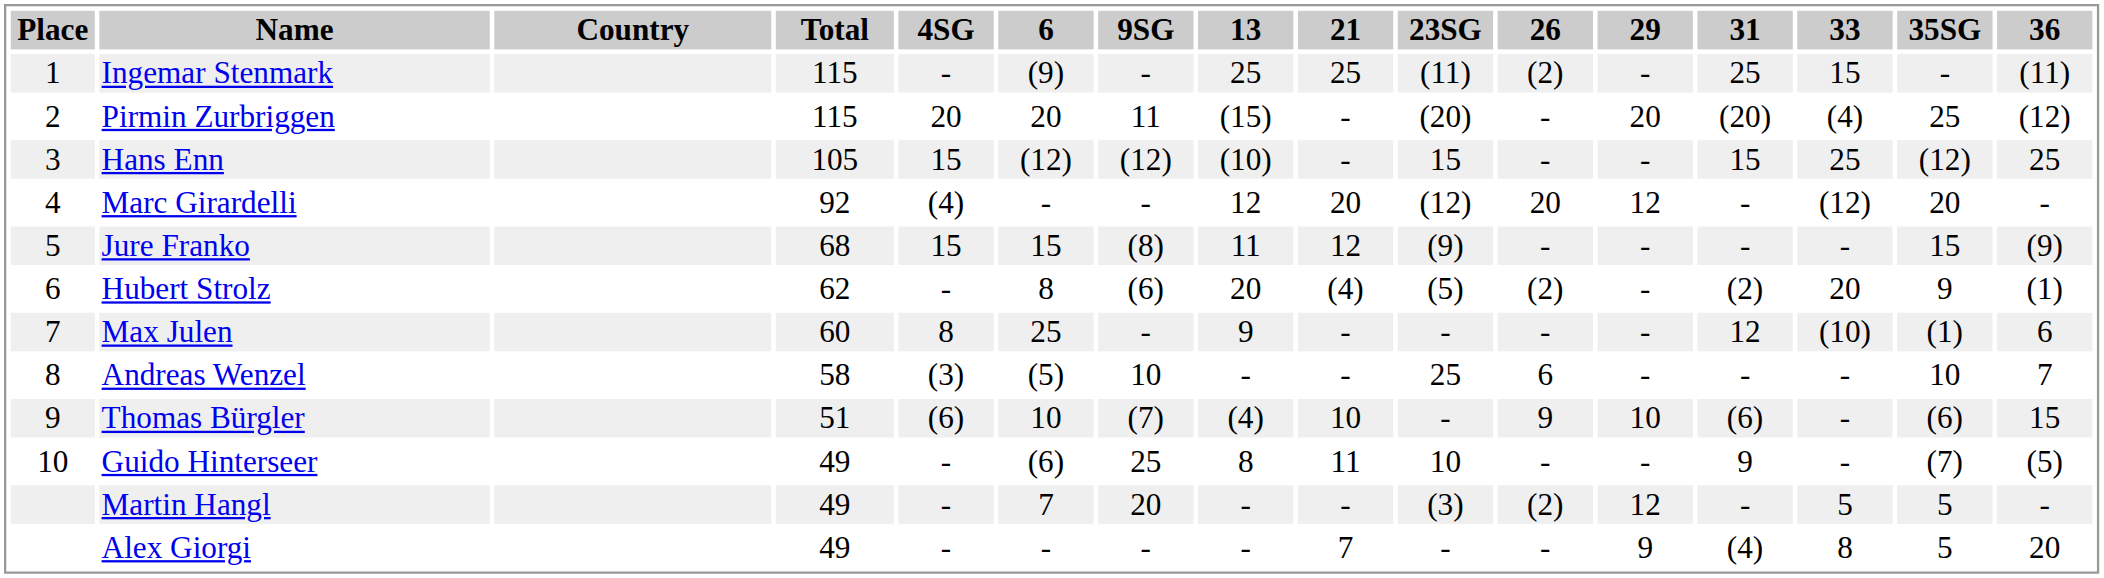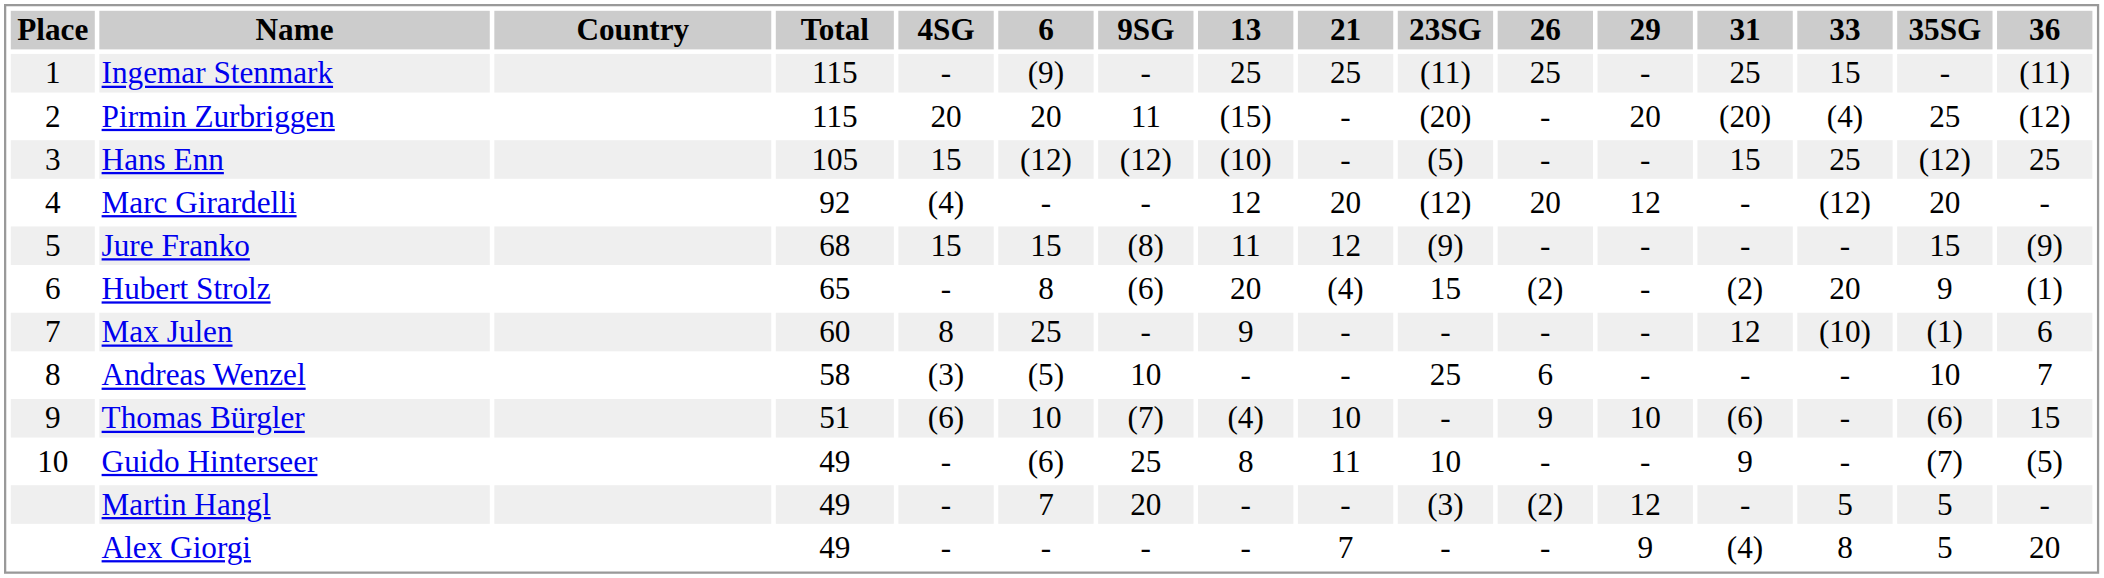(1545, 73) (2) -> (1545, 73) 25
(1445, 159) 15 -> (1445, 159) (5)
(835, 289) 62 -> (835, 289) 65
(1445, 289) (5) -> (1445, 289) 15
